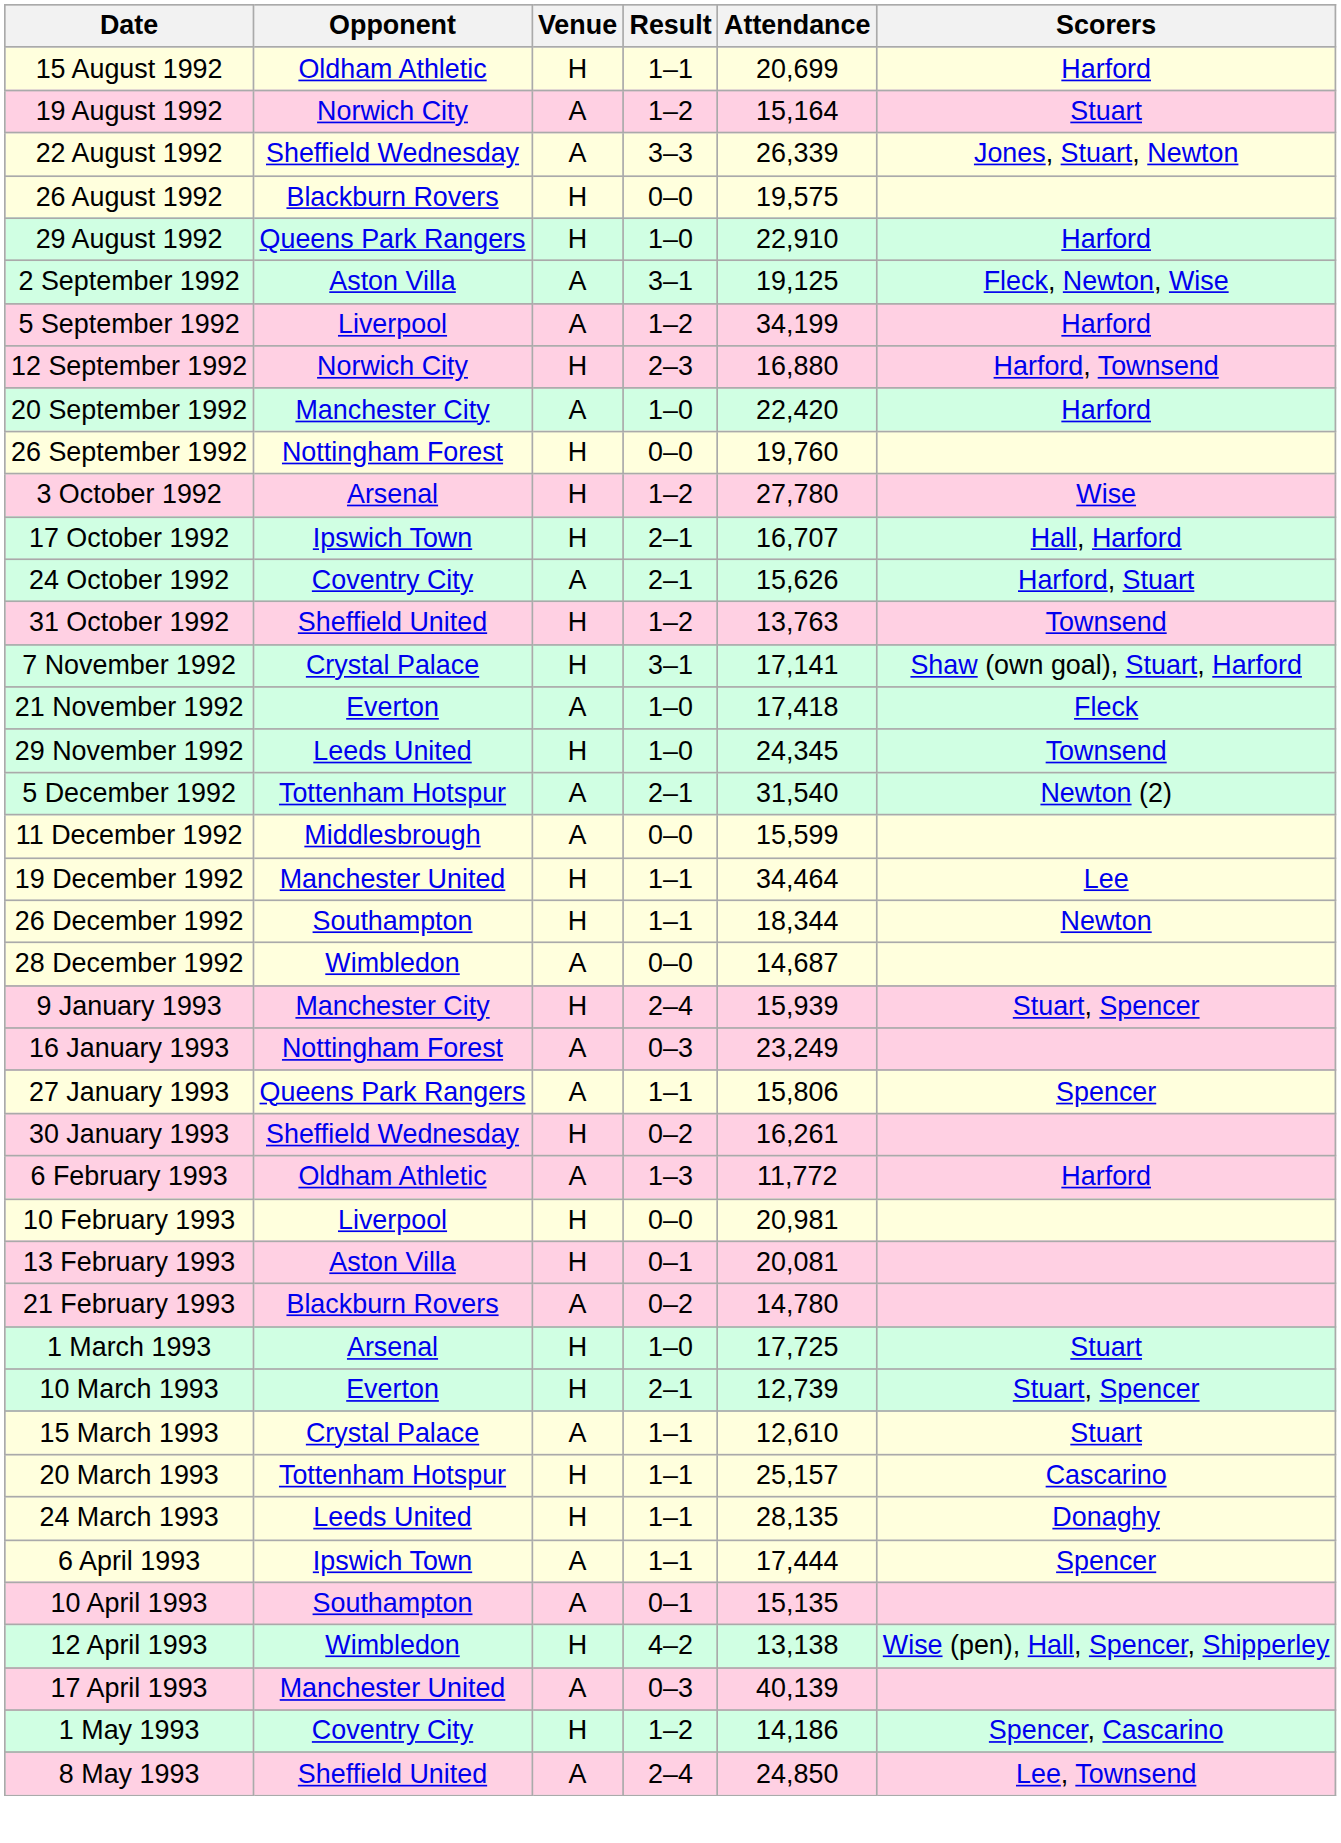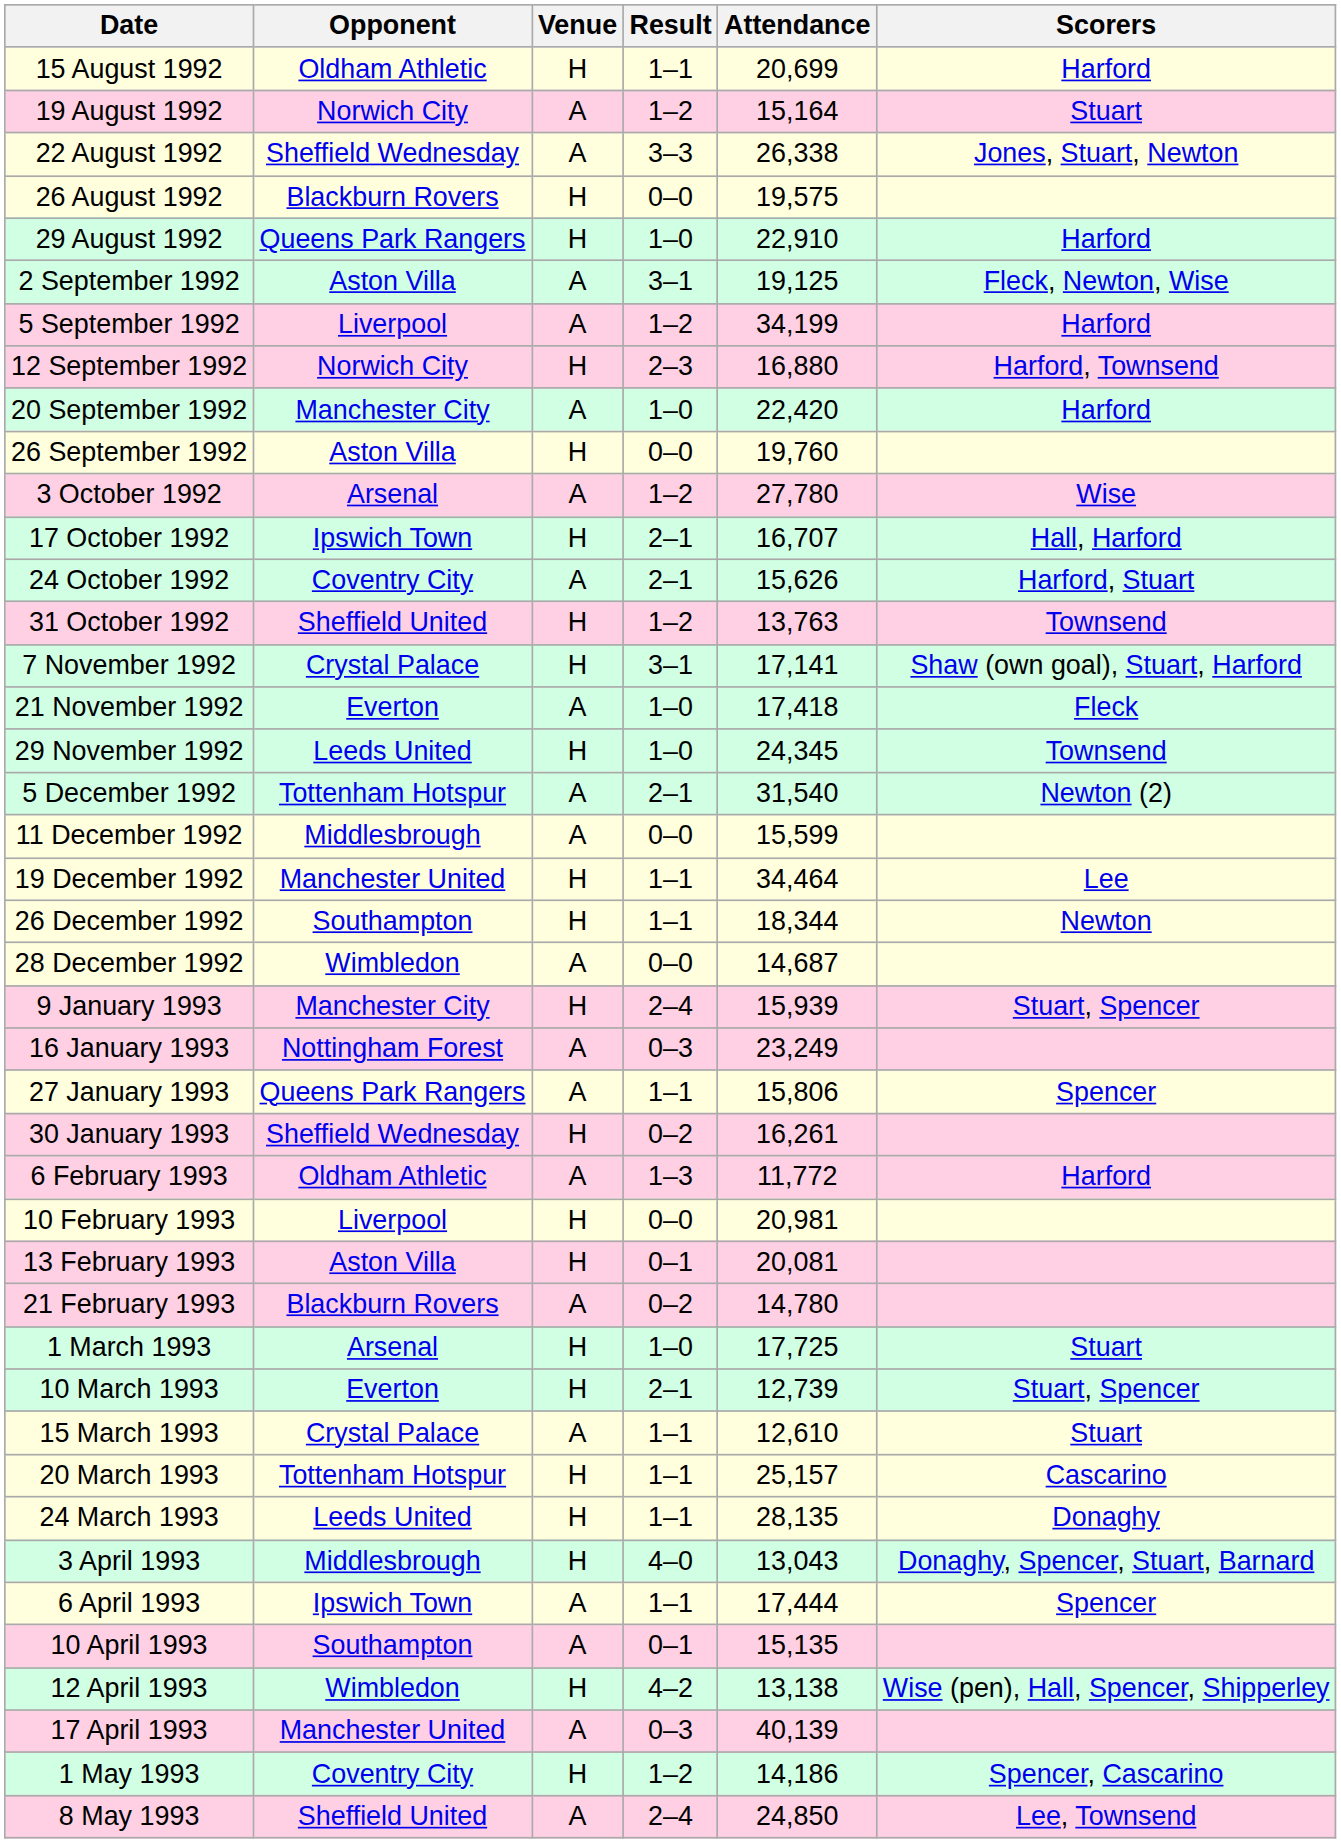(797, 153) 26,339 -> (797, 153) 26,338
(393, 452) Nottingham Forest -> (393, 452) Aston Villa
(577, 494) H -> (577, 494) A
+ row: (129, 1560)
